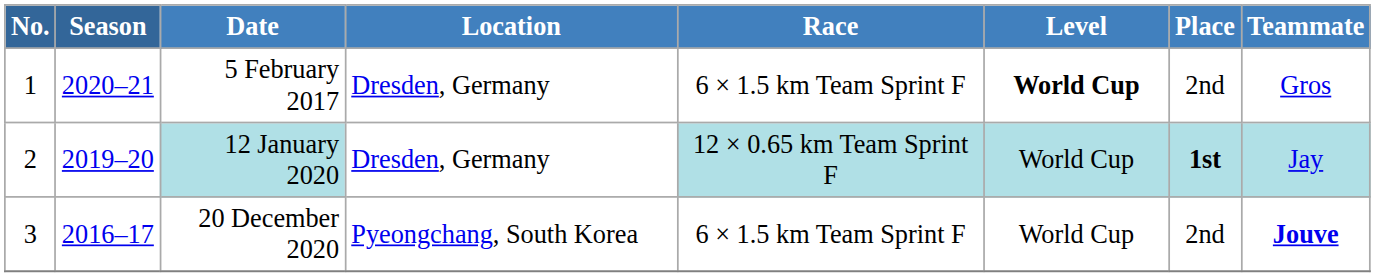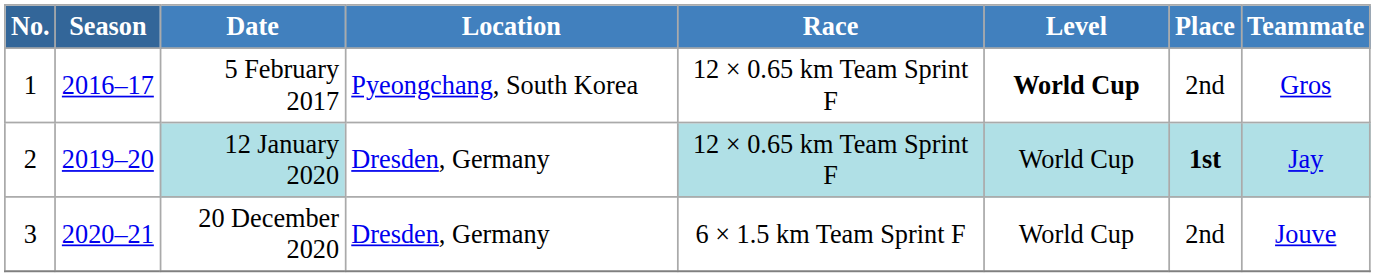(108, 85) 2020–21 -> (108, 85) 2016–17
(451, 85) Dresden, Germany -> (495, 85) Pyeongchang, South Korea
(831, 85) 6 × 1.5 km Team Sprint F -> (831, 85) 12 × 0.65 km Team Sprint F
(108, 234) 2016–17 -> (108, 234) 2020–21
(495, 234) Pyeongchang, South Korea -> (451, 234) Dresden, Germany
(1306, 234) bold -> (1306, 234) normal
